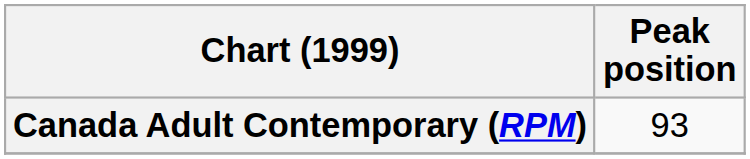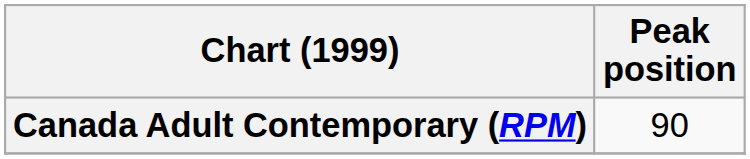(670, 125) 93 -> (670, 125) 90
